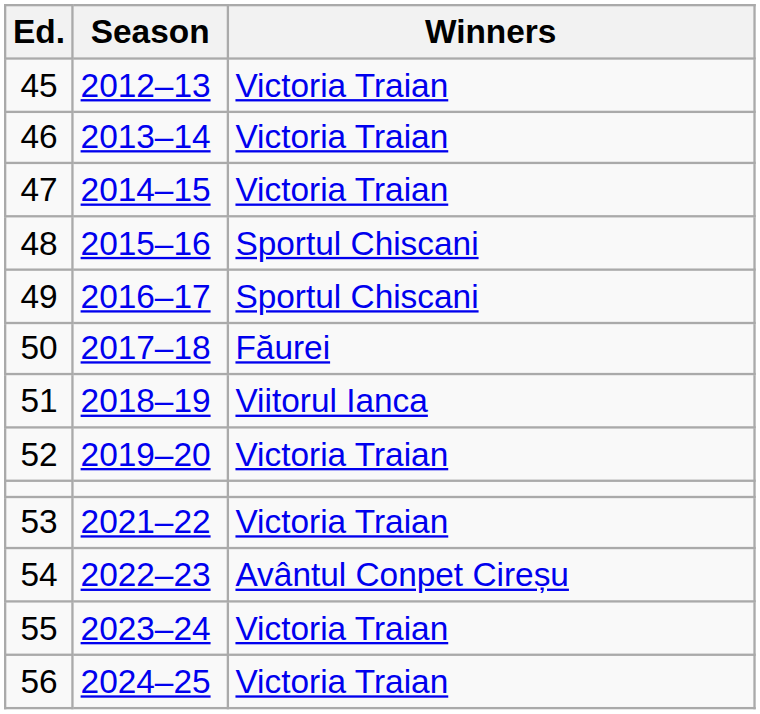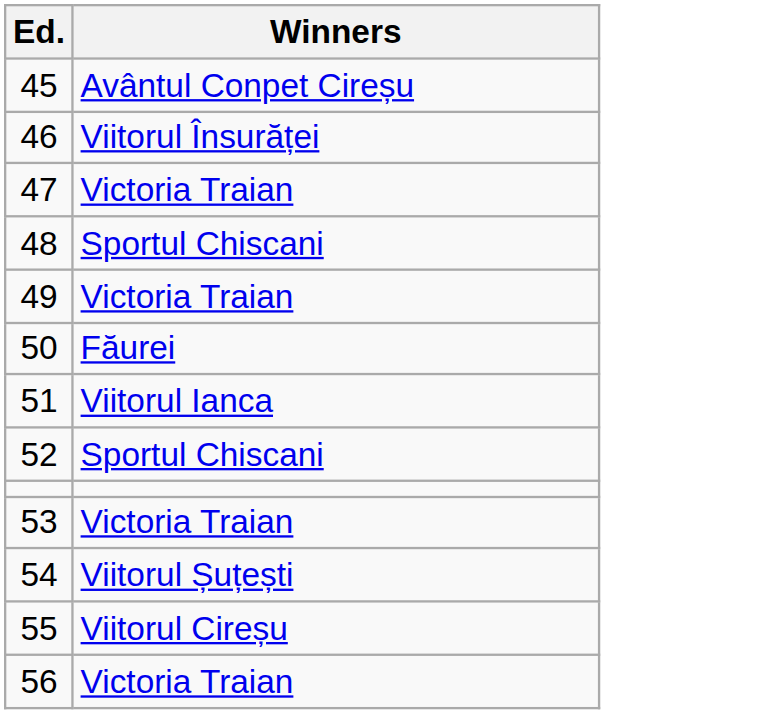- column: (150, 32)
(342, 85) Victoria Traian -> (247, 85) Avântul Conpet Cireșu
(342, 138) Victoria Traian -> (200, 138) Viitorul Însurăței
(357, 296) Sportul Chiscani -> (187, 296) Victoria Traian
(342, 454) Victoria Traian -> (202, 454) Sportul Chiscani
(402, 575) Avântul Conpet Cireșu -> (187, 575) Viitorul Șuțești
(342, 628) Victoria Traian -> (184, 628) Viitorul Cireșu
